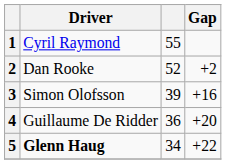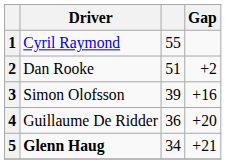(173, 69) 52 -> (173, 69) 51
(205, 146) +22 -> (205, 146) +21
